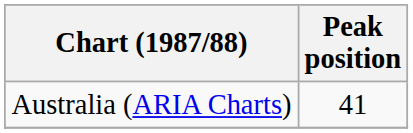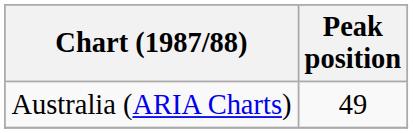(353, 104) 41 -> (353, 104) 49
